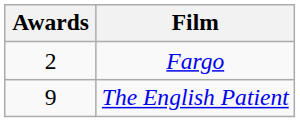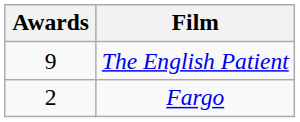rows swapped: (195, 97) <-> (195, 60)
